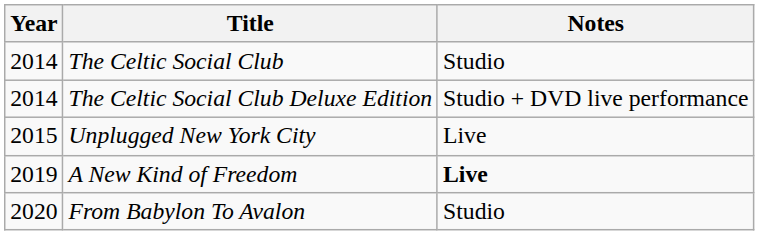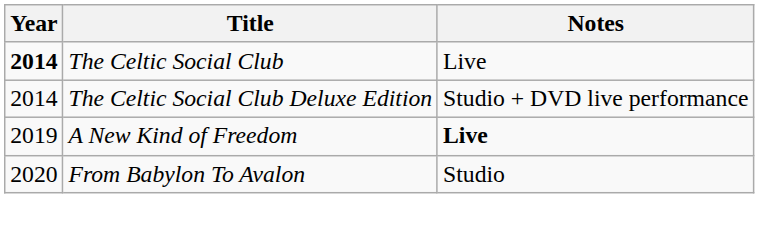(34, 60) normal -> (34, 60) bold
(474, 60) Studio -> (465, 60) Live
- row: (192, 135)
